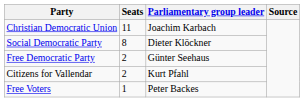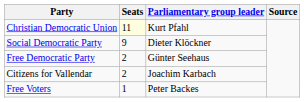(126, 27) no background -> (126, 27) lightyellow background
(182, 27) Joachim Karbach -> (168, 27) Kurt Pfahl
(124, 43) 8 -> (124, 43) 9
(168, 74) Kurt Pfahl -> (182, 74) Joachim Karbach
